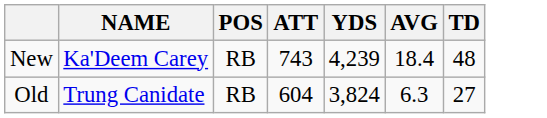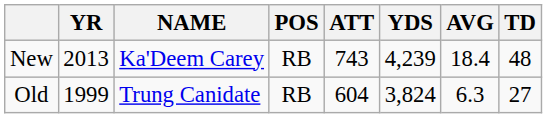+ column: (86, 22)
